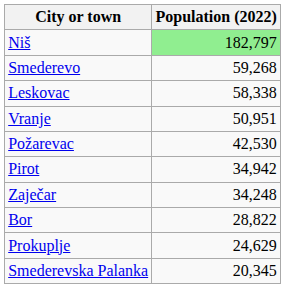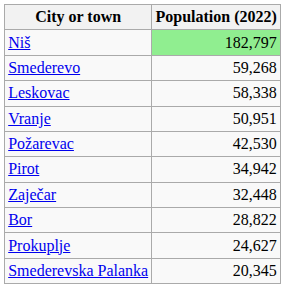(255, 194) 34,248 -> (255, 194) 32,448
(255, 245) 24,629 -> (255, 245) 24,627
